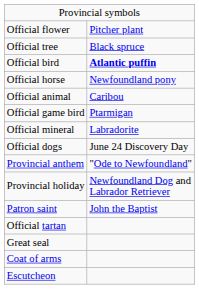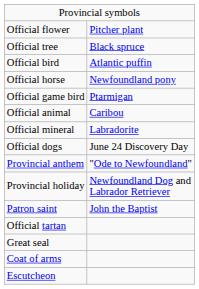(123, 63) bold -> (121, 63) normal
rows swapped: (39, 96) <-> (46, 113)
